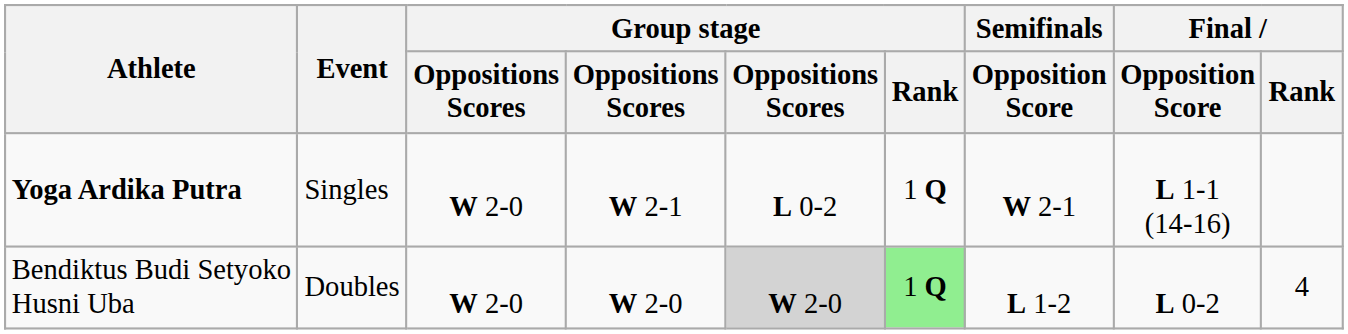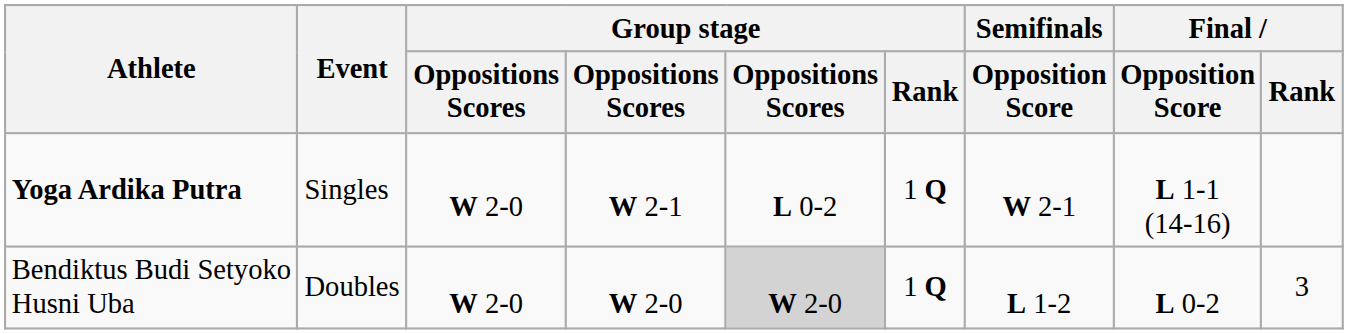(925, 286) lightgreen background -> (925, 286) no background
(1302, 286) 4 -> (1302, 286) 3
